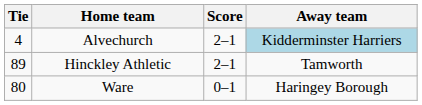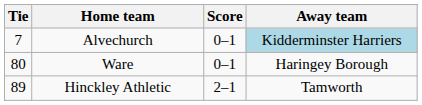(18, 40) 4 -> (18, 40) 7
(225, 40) 2–1 -> (225, 40) 0–1
rows swapped: (118, 87) <-> (118, 64)
